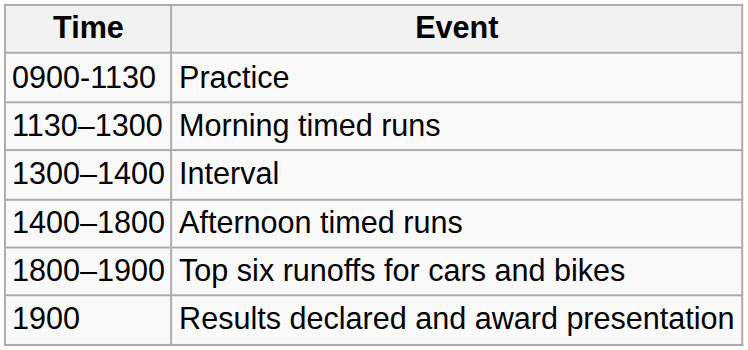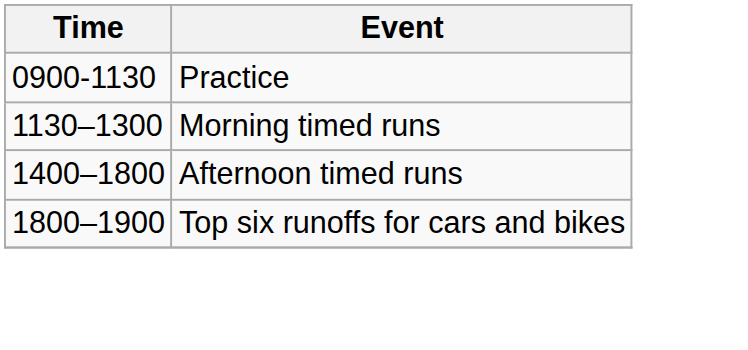- row: (229, 174)
- row: (457, 319)
